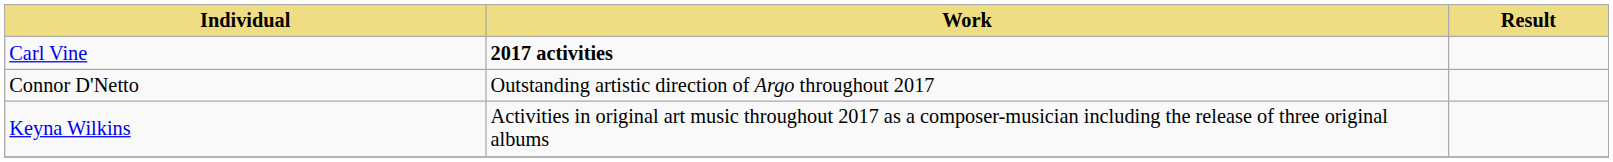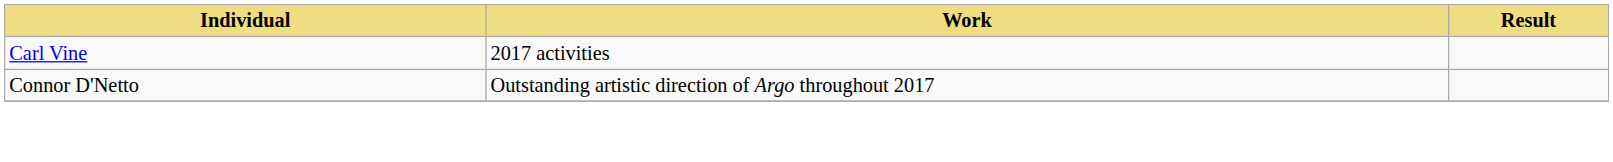(552, 52) bold -> (550, 52) normal
- row: (70, 128)
